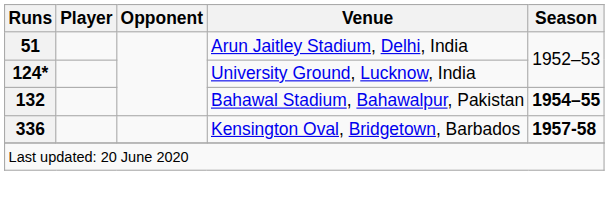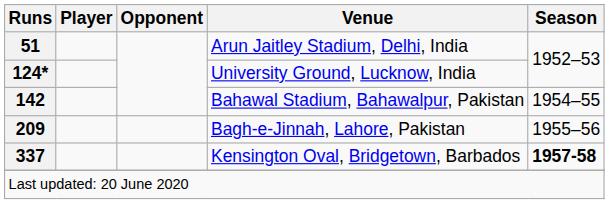(30, 101) 132 -> (30, 101) 142
(566, 101) bold -> (566, 101) normal
+ row: (338, 128)
(30, 128) 336 -> (30, 156) 337
